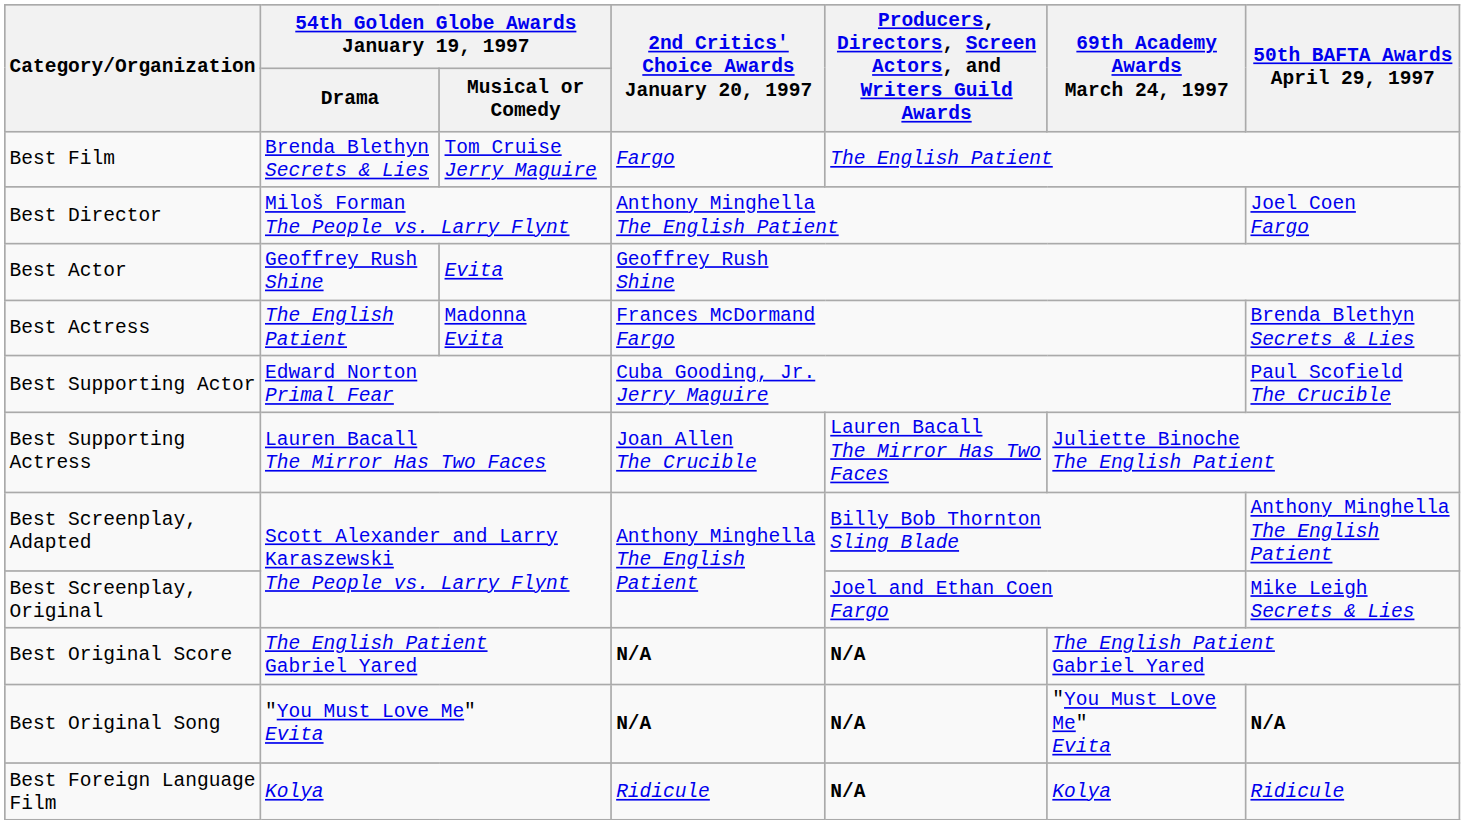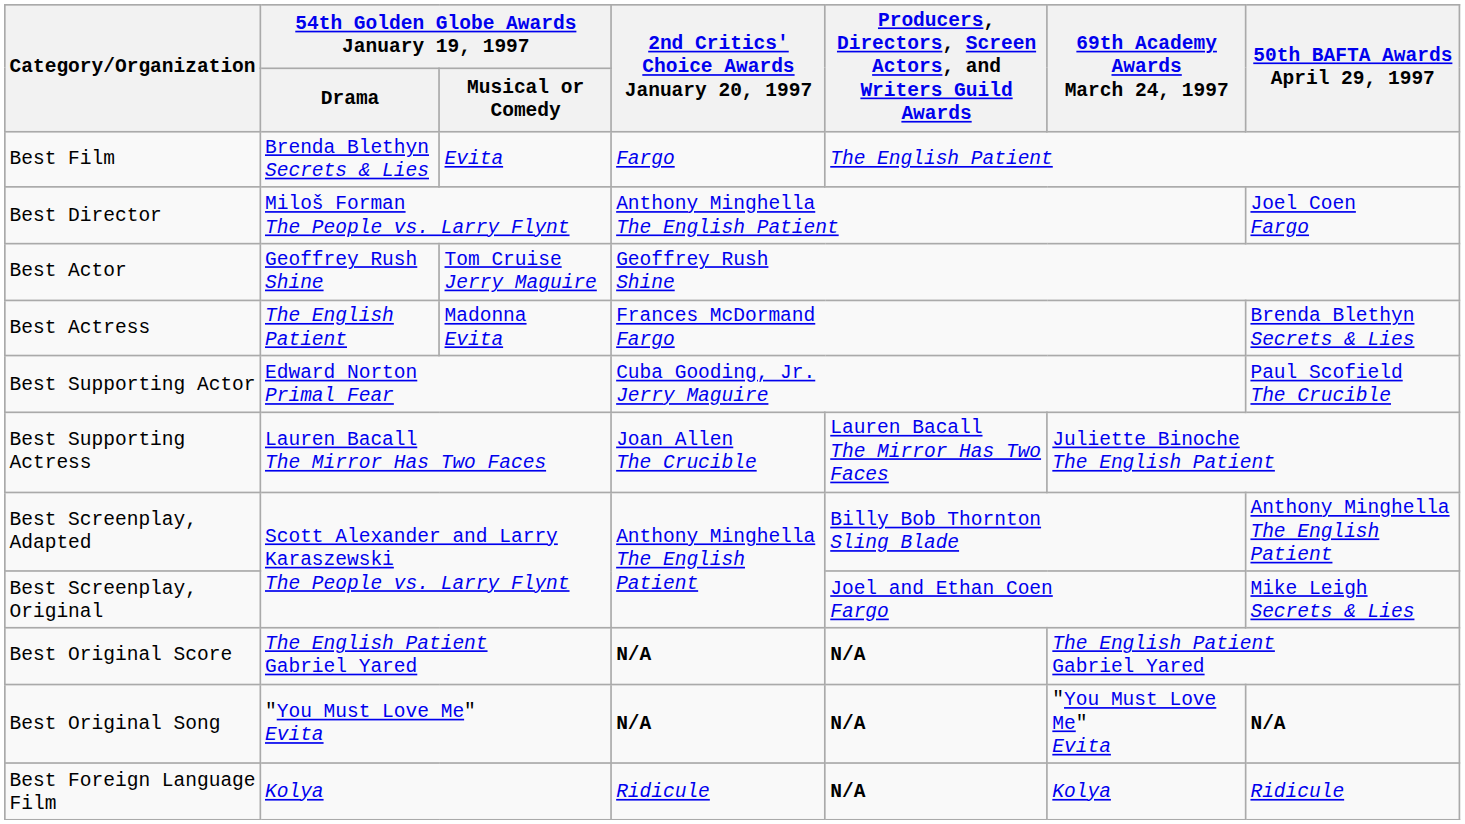(521, 159) Tom Cruise Jerry Maguire -> (474, 159) Evita
(474, 271) Evita -> (521, 271) Tom Cruise Jerry Maguire
